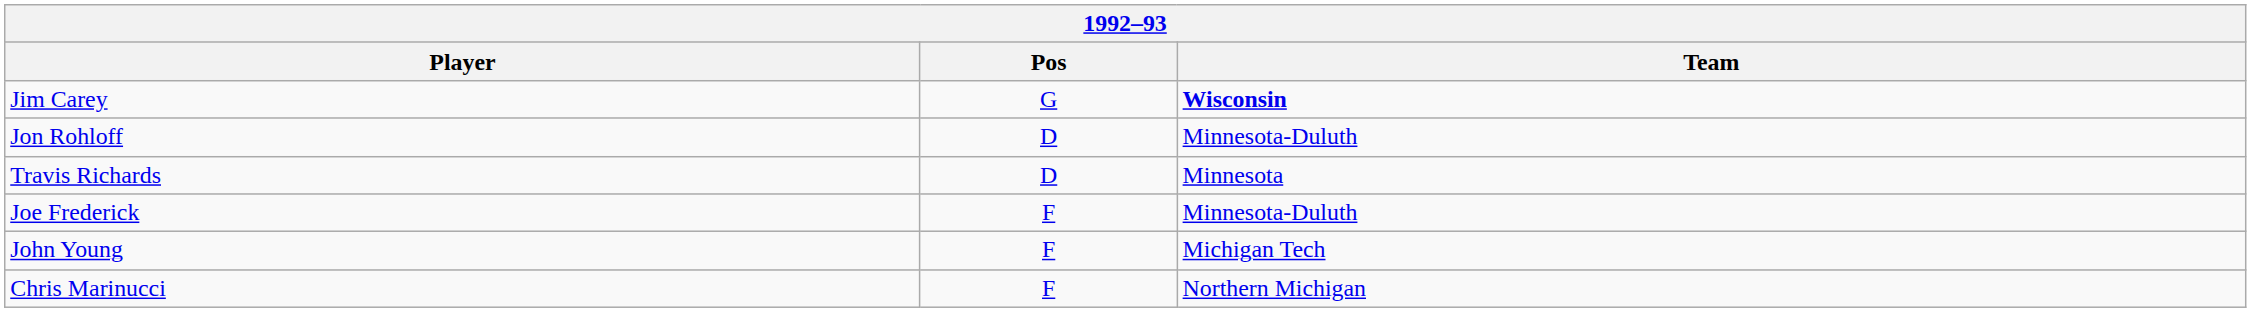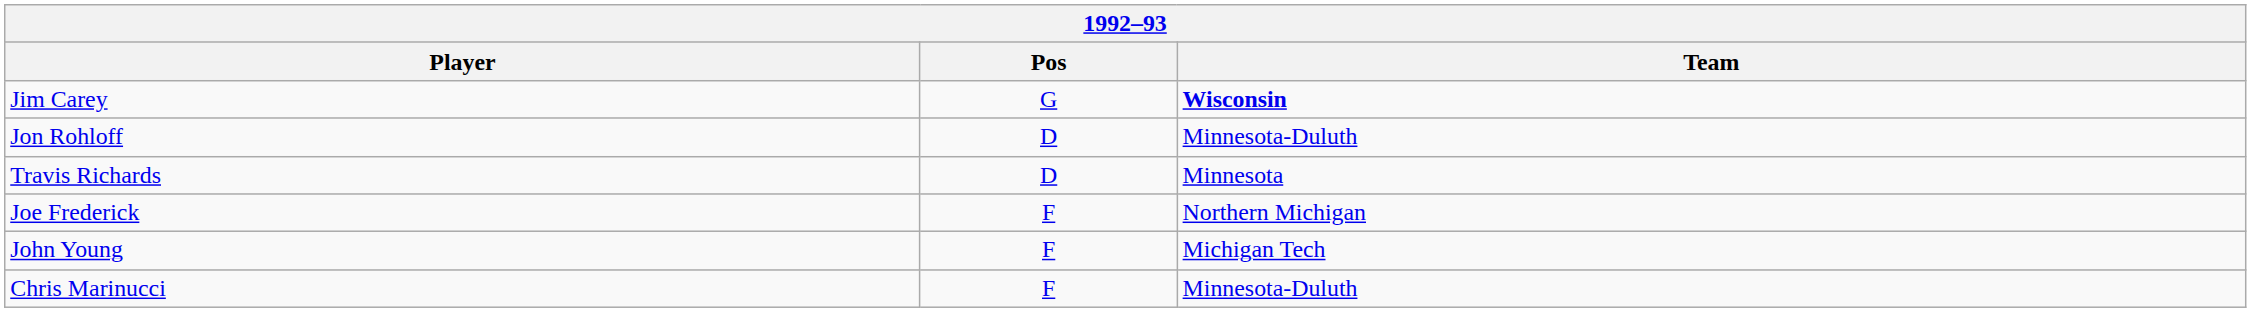(1270, 212) Minnesota-Duluth -> (1274, 212) Northern Michigan
(1274, 288) Northern Michigan -> (1270, 288) Minnesota-Duluth
